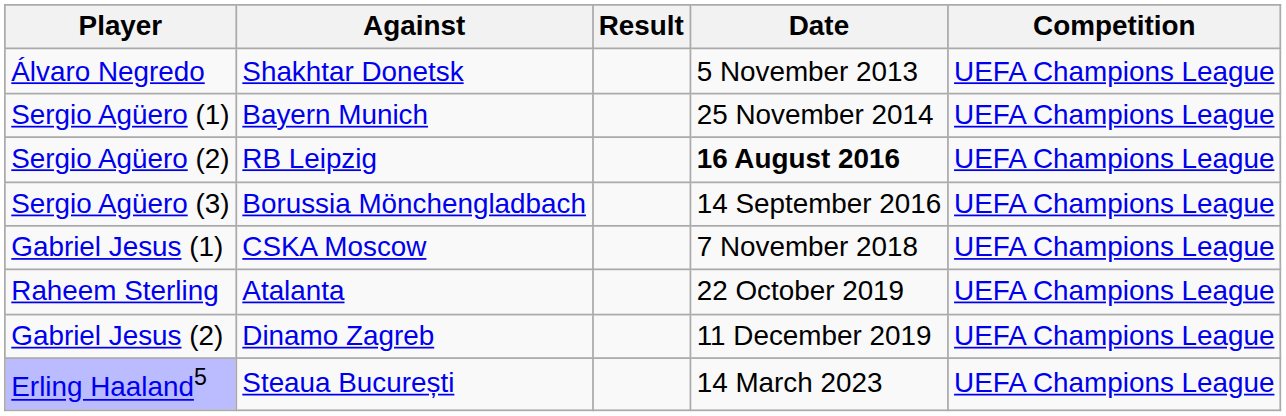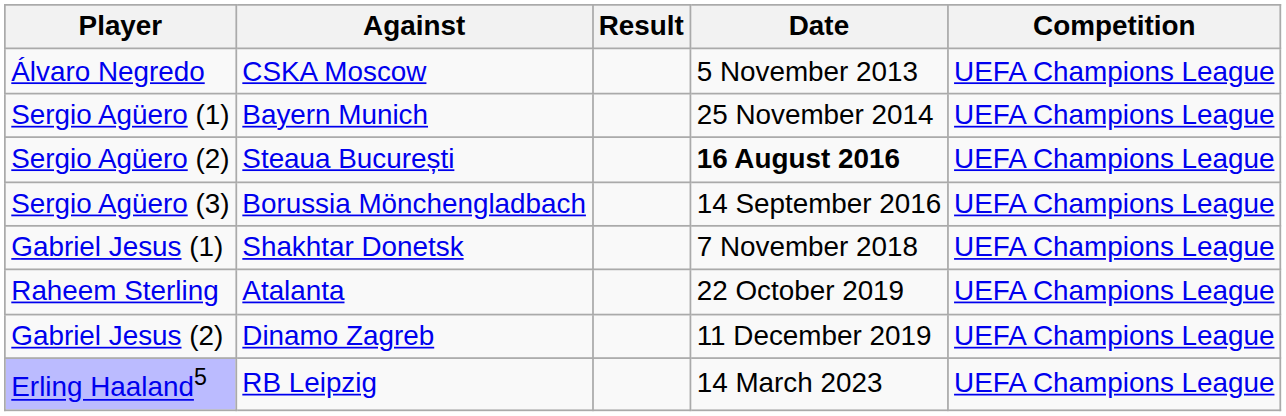(353, 70) Shakhtar Donetsk -> (334, 70) CSKA Moscow
(310, 159) RB Leipzig -> (348, 159) Steaua București
(334, 247) CSKA Moscow -> (353, 247) Shakhtar Donetsk
(348, 383) Steaua București -> (310, 383) RB Leipzig
